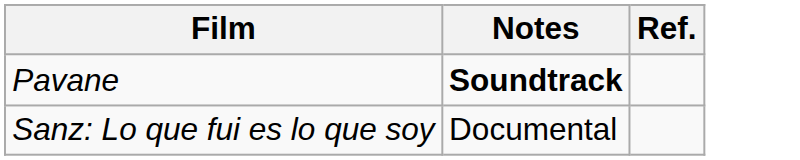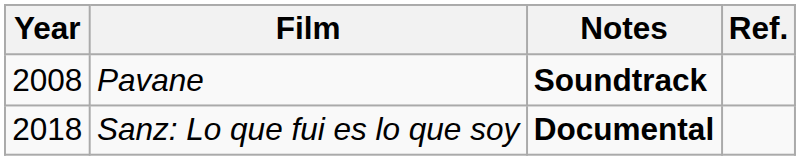+ column: (47, 29)
(533, 129) normal -> (624, 129) bold
